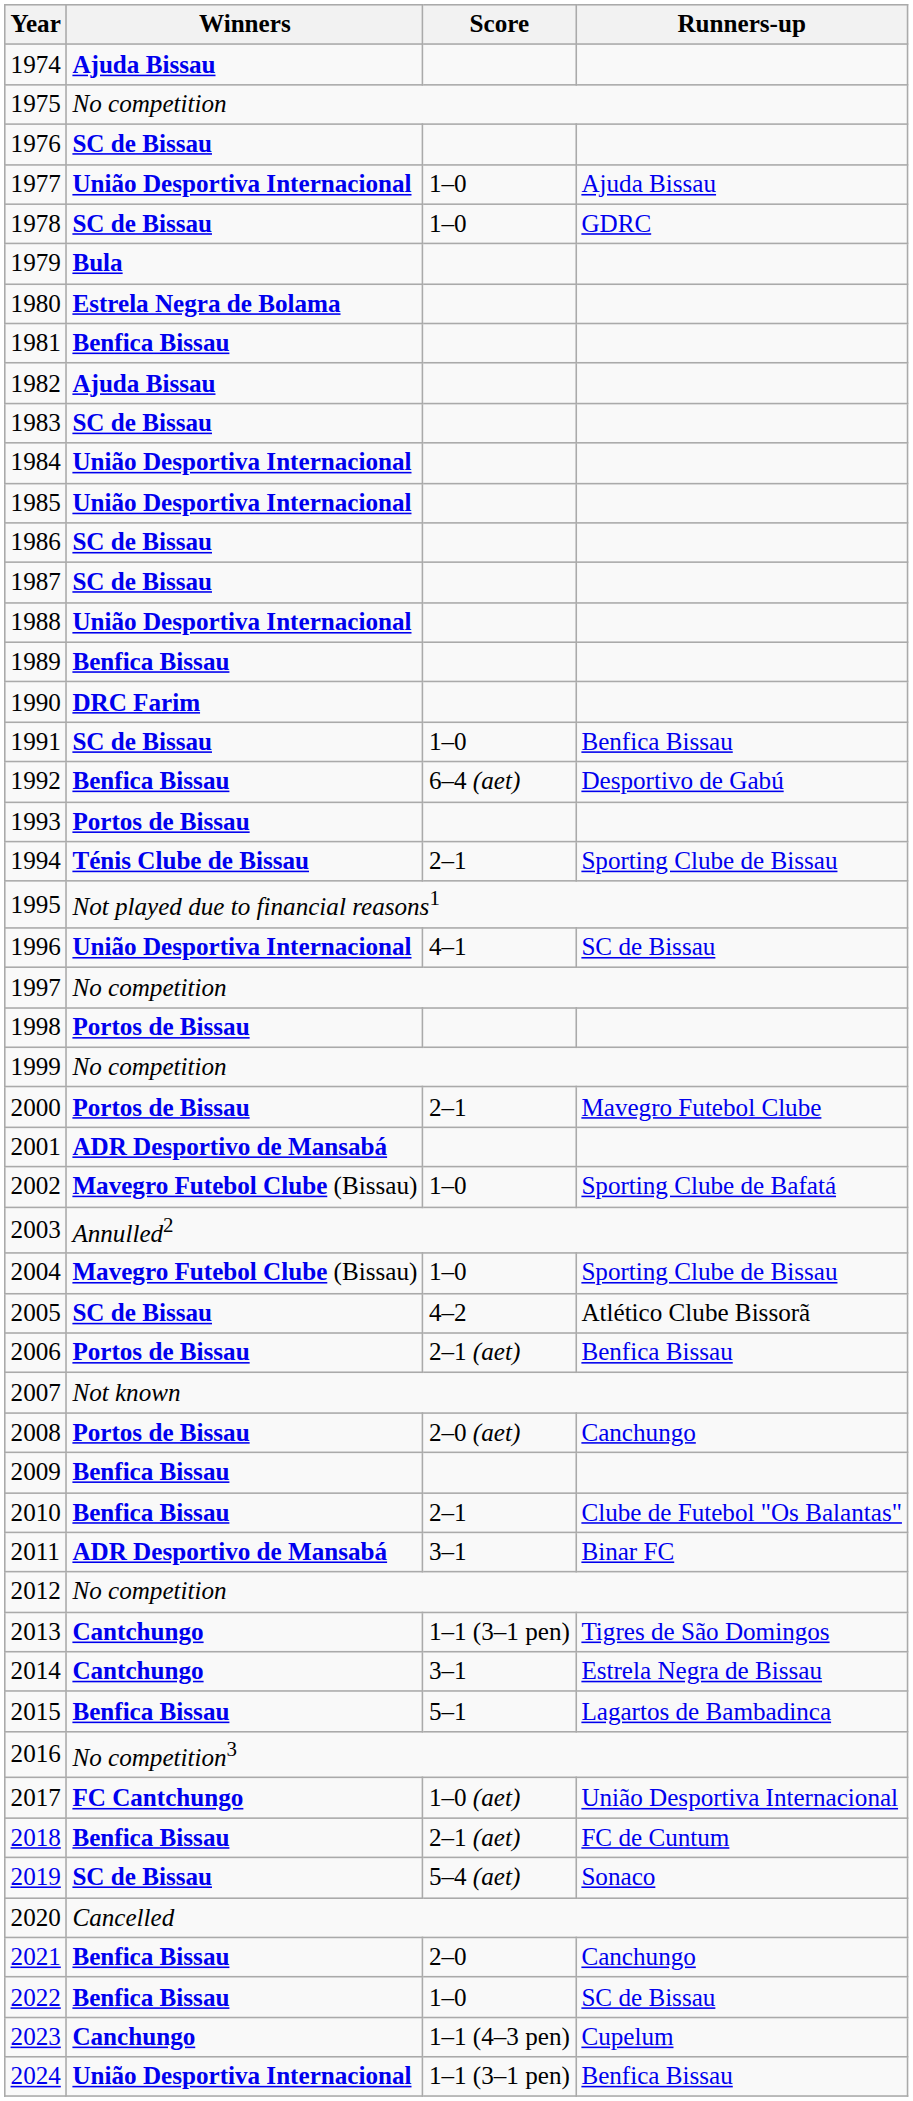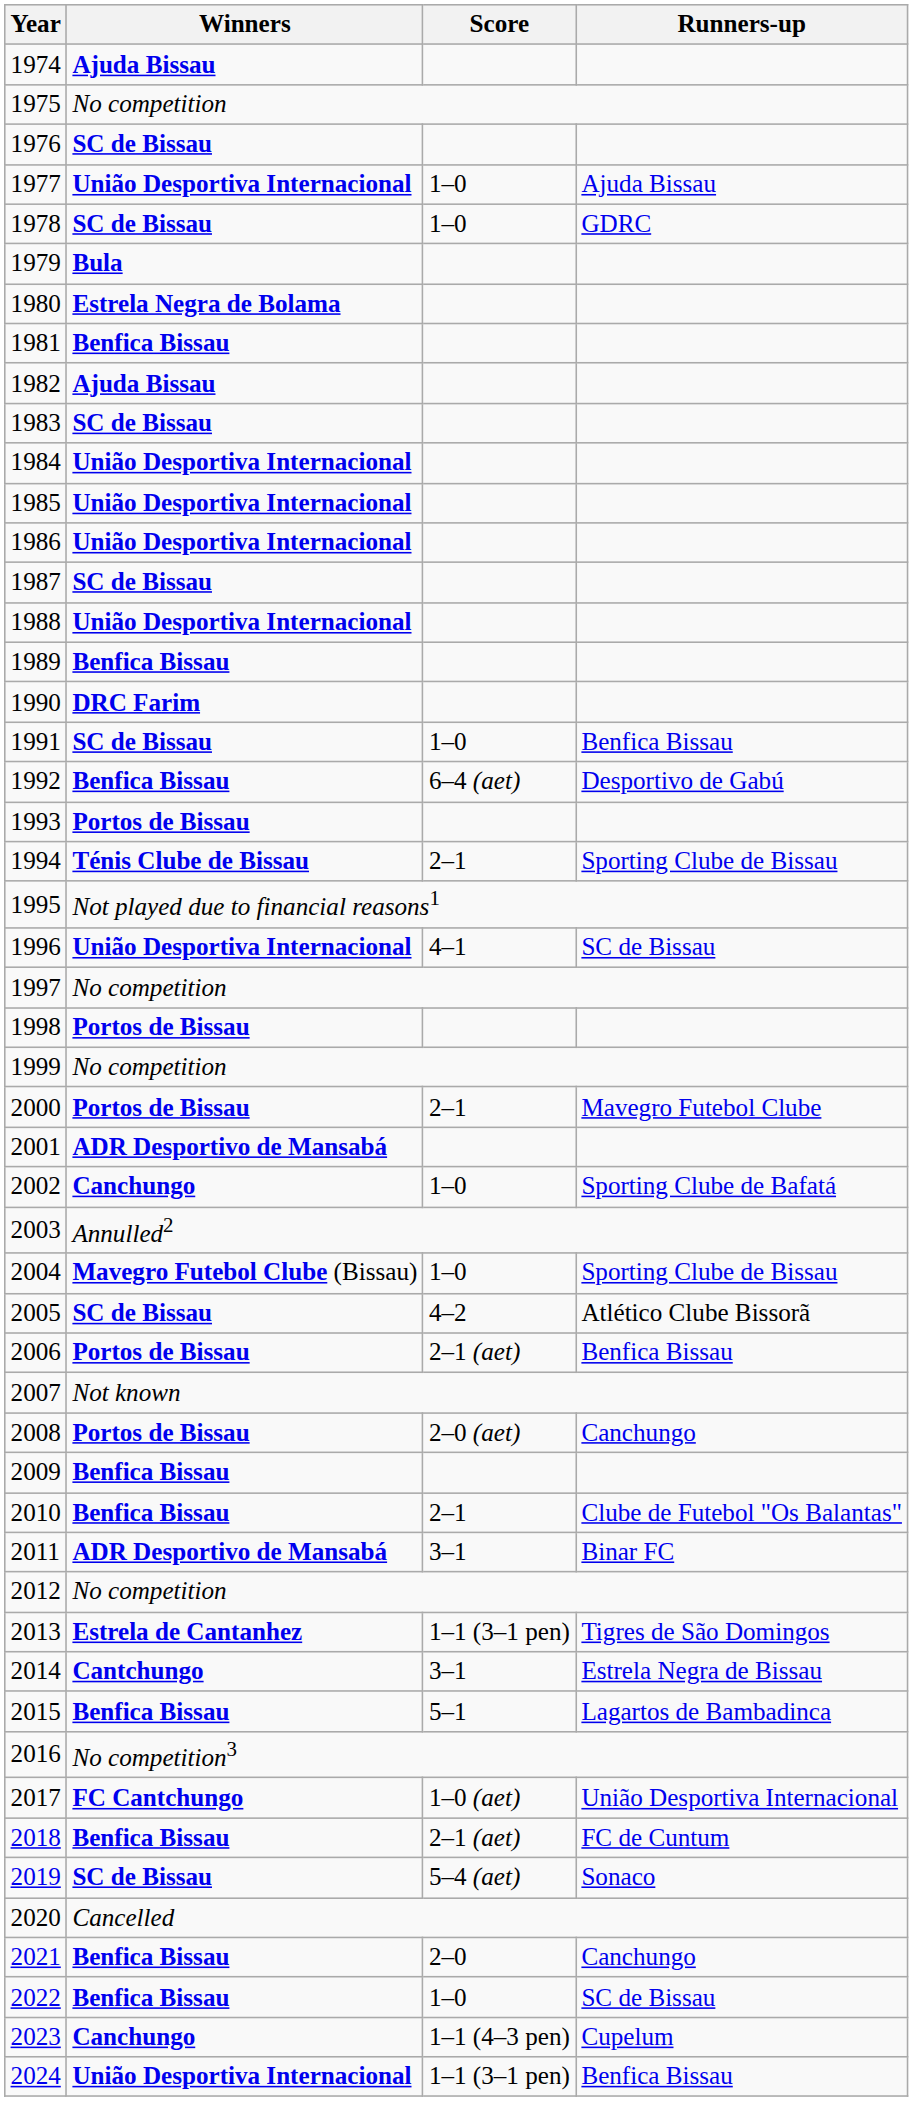(142, 542) SC de Bissau -> (242, 542) União Desportiva Internacional
(245, 1186) Mavegro Futebol Clube (Bissau) -> (134, 1186) Canchungo
(138, 1631) Cantchungo -> (187, 1631) Estrela de Cantanhez
